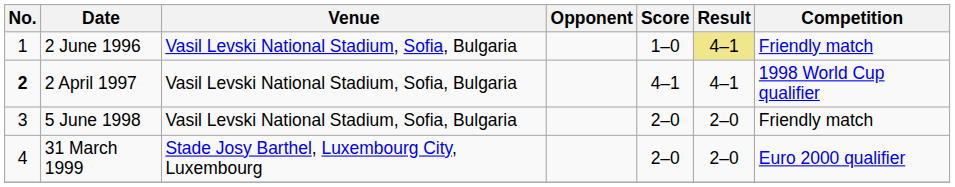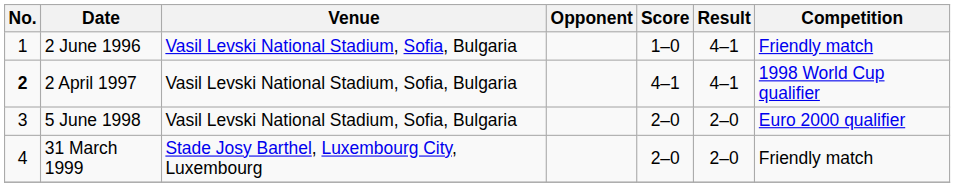(724, 45) khaki background -> (724, 45) no background
(816, 120) Friendly match -> (832, 120) Euro 2000 qualifier
(832, 158) Euro 2000 qualifier -> (816, 158) Friendly match
